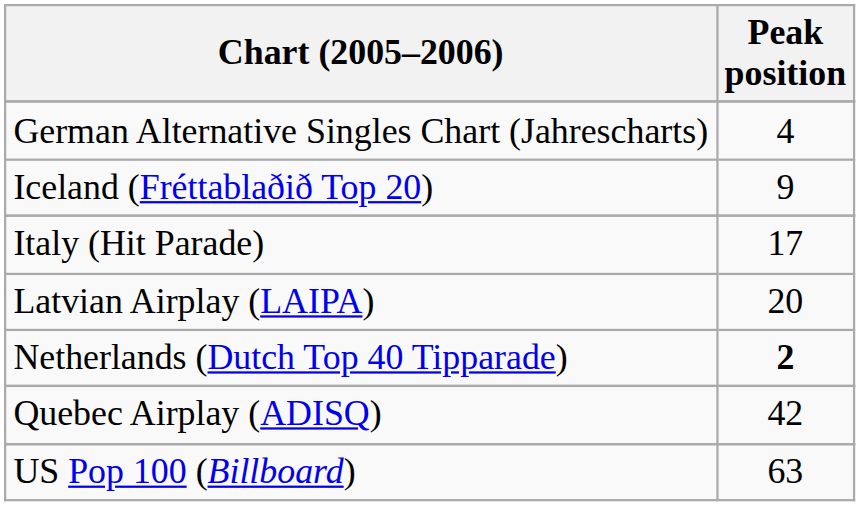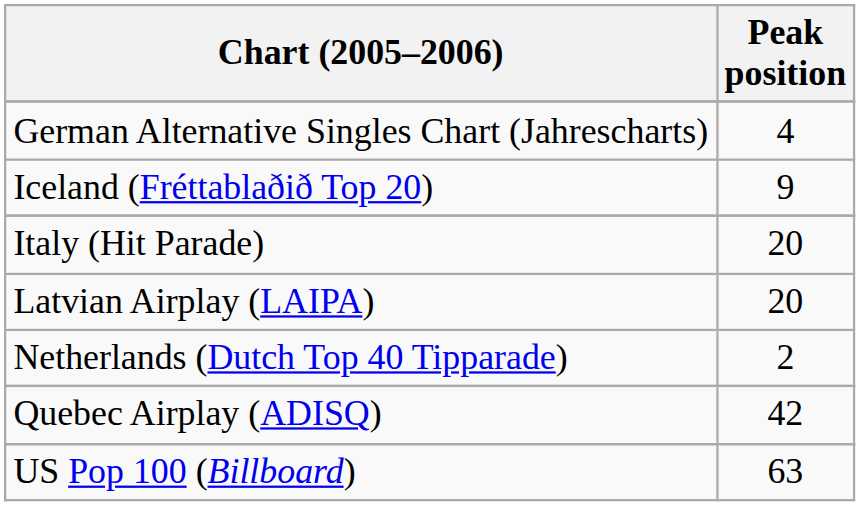(785, 243) 17 -> (785, 243) 20
(785, 357) bold -> (785, 357) normal
